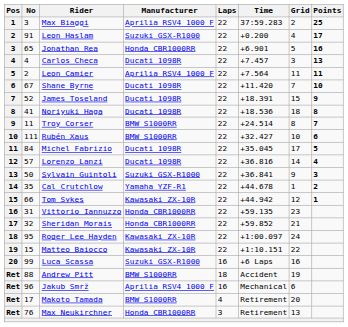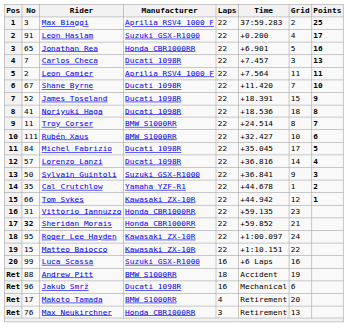(26, 61) 4 -> (26, 61) 7
(29, 224) normal -> (29, 224) bold
(170, 287) Aprilia RSV4 1000 F -> (153, 287) Ducati 1098R
